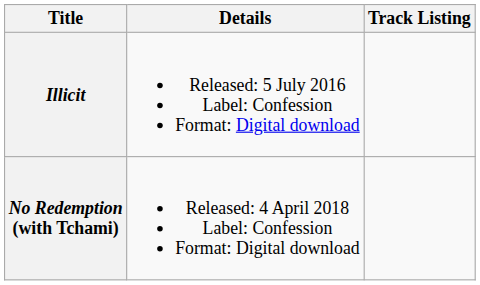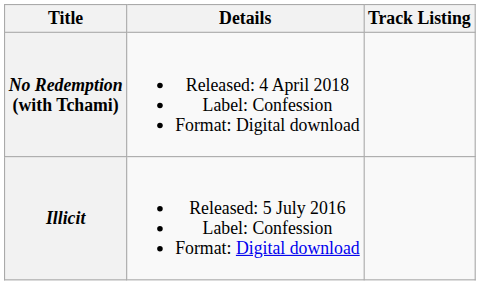rows swapped: (66, 94) <-> (66, 218)
